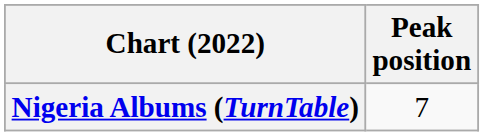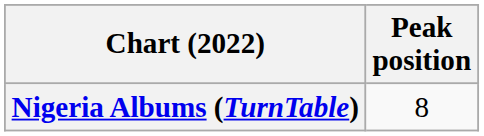(422, 106) 7 -> (422, 106) 8
